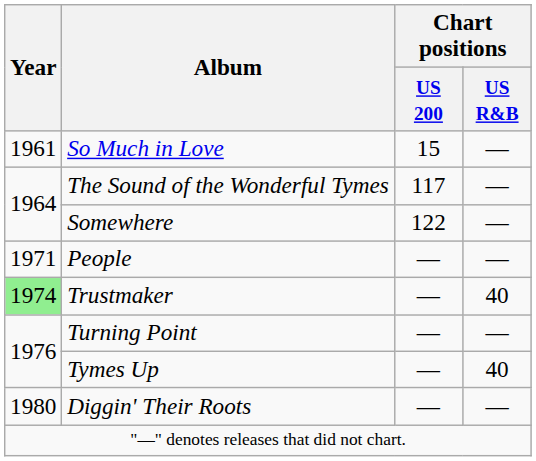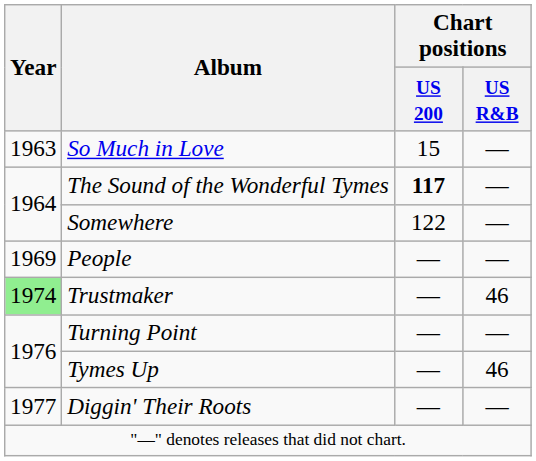(33, 148) 1961 -> (33, 148) 1963
(428, 185) normal -> (428, 185) bold
(33, 259) 1971 -> (33, 259) 1969
(497, 295) 40 -> (497, 295) 46
(497, 369) 40 -> (497, 369) 46
(33, 406) 1980 -> (33, 406) 1977
